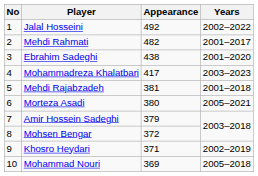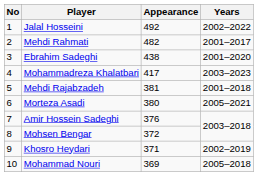(151, 118) 379 -> (151, 118) 376
